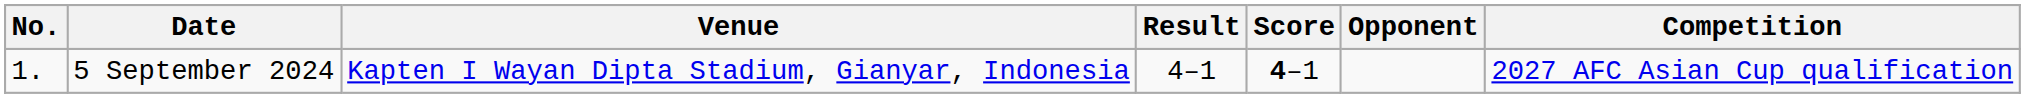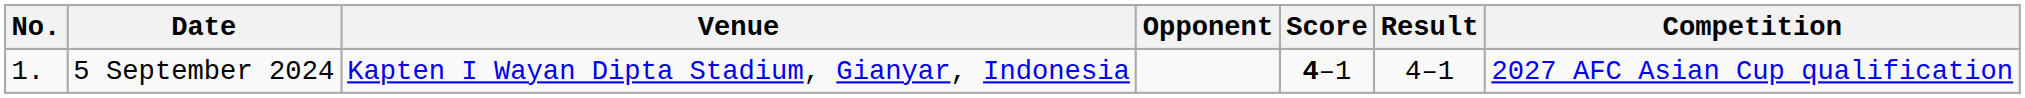columns swapped: (1413, 27) <-> (1192, 27)
